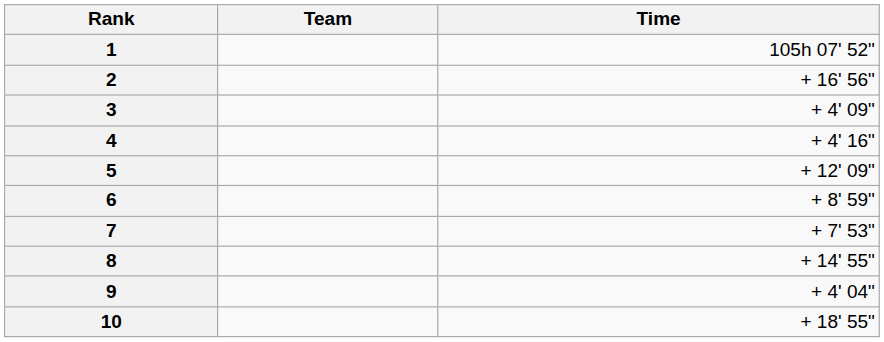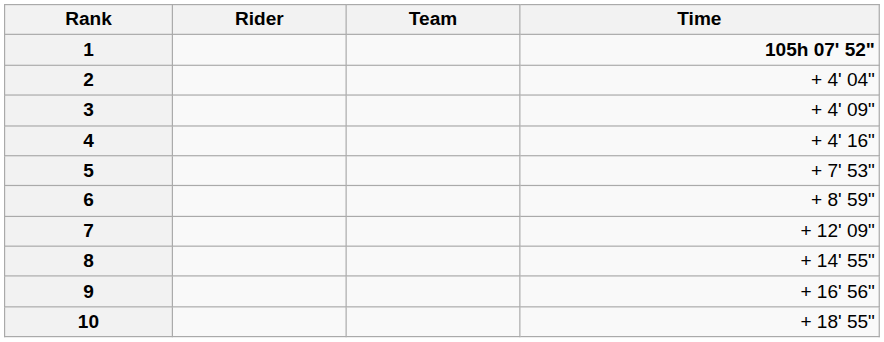+ column: (259, 19)
(822, 49) normal -> (820, 49) bold
(838, 79) + 16' 56" -> (843, 79) + 4' 04"
(838, 170) + 12' 09" -> (843, 170) + 7' 53"
(843, 230) + 7' 53" -> (838, 230) + 12' 09"
(843, 291) + 4' 04" -> (838, 291) + 16' 56"
